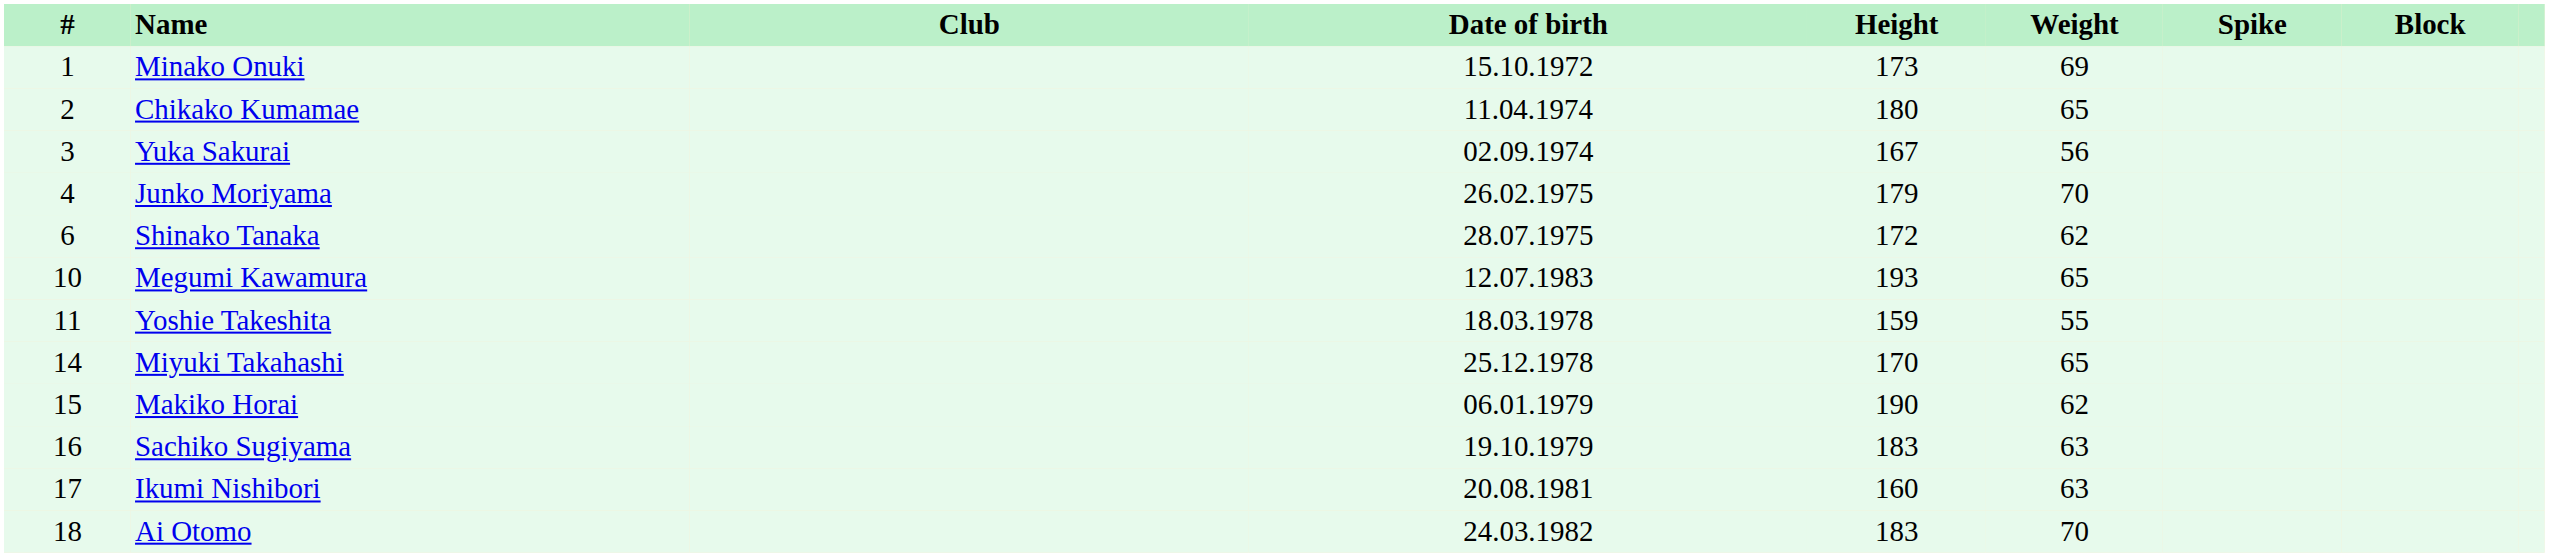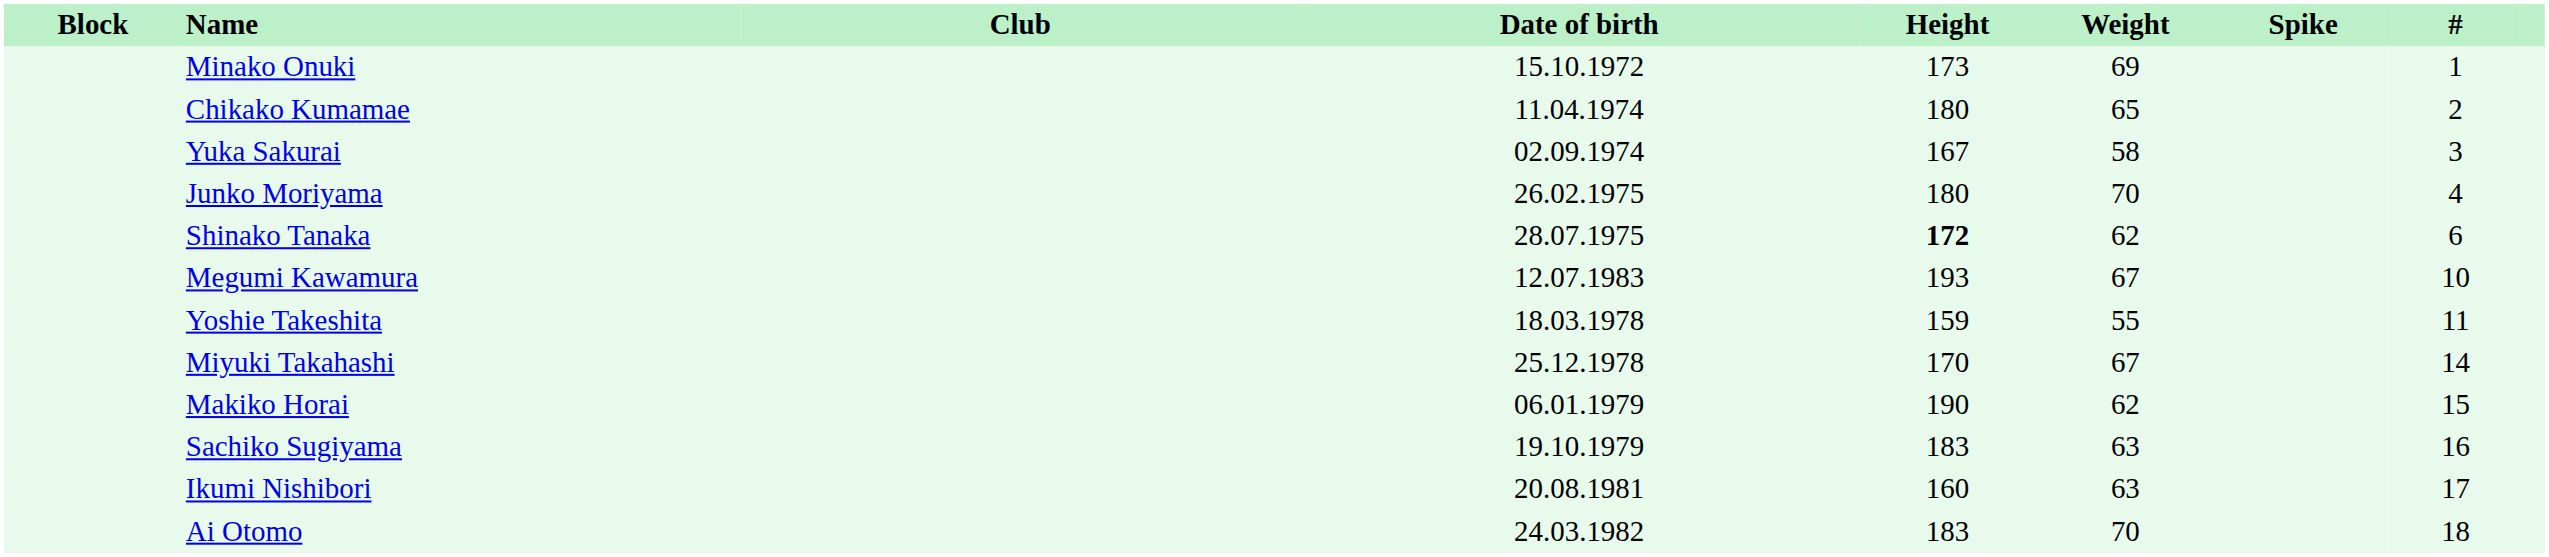columns swapped: (67, 24) <-> (2430, 24)
(2075, 151) 56 -> (2125, 151) 58
(1897, 193) 179 -> (1948, 193) 180
(1897, 235) normal -> (1948, 235) bold
(2075, 277) 65 -> (2125, 277) 67
(2075, 362) 65 -> (2125, 362) 67
